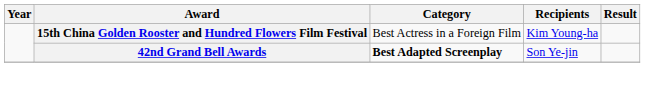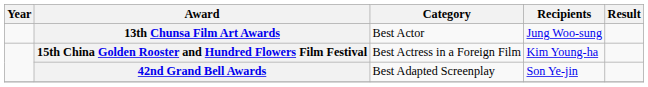+ row: (202, 33)
(437, 52) bold -> (434, 71) normal
